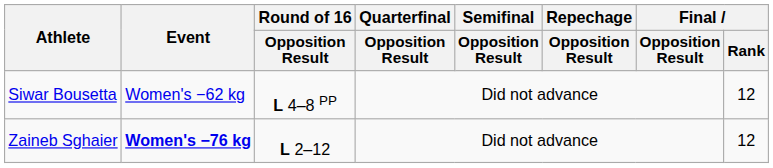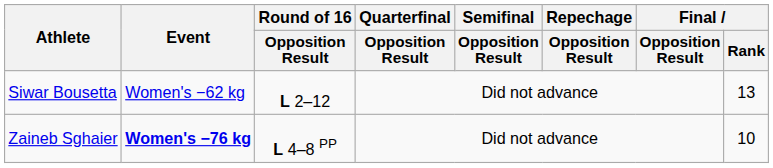(305, 104) L 4–8 PP -> (305, 102) L 2–12
(746, 95) 12 -> (746, 93) 13
(305, 150) L 2–12 -> (305, 147) L 4–8 PP
(746, 141) 12 -> (746, 138) 10
